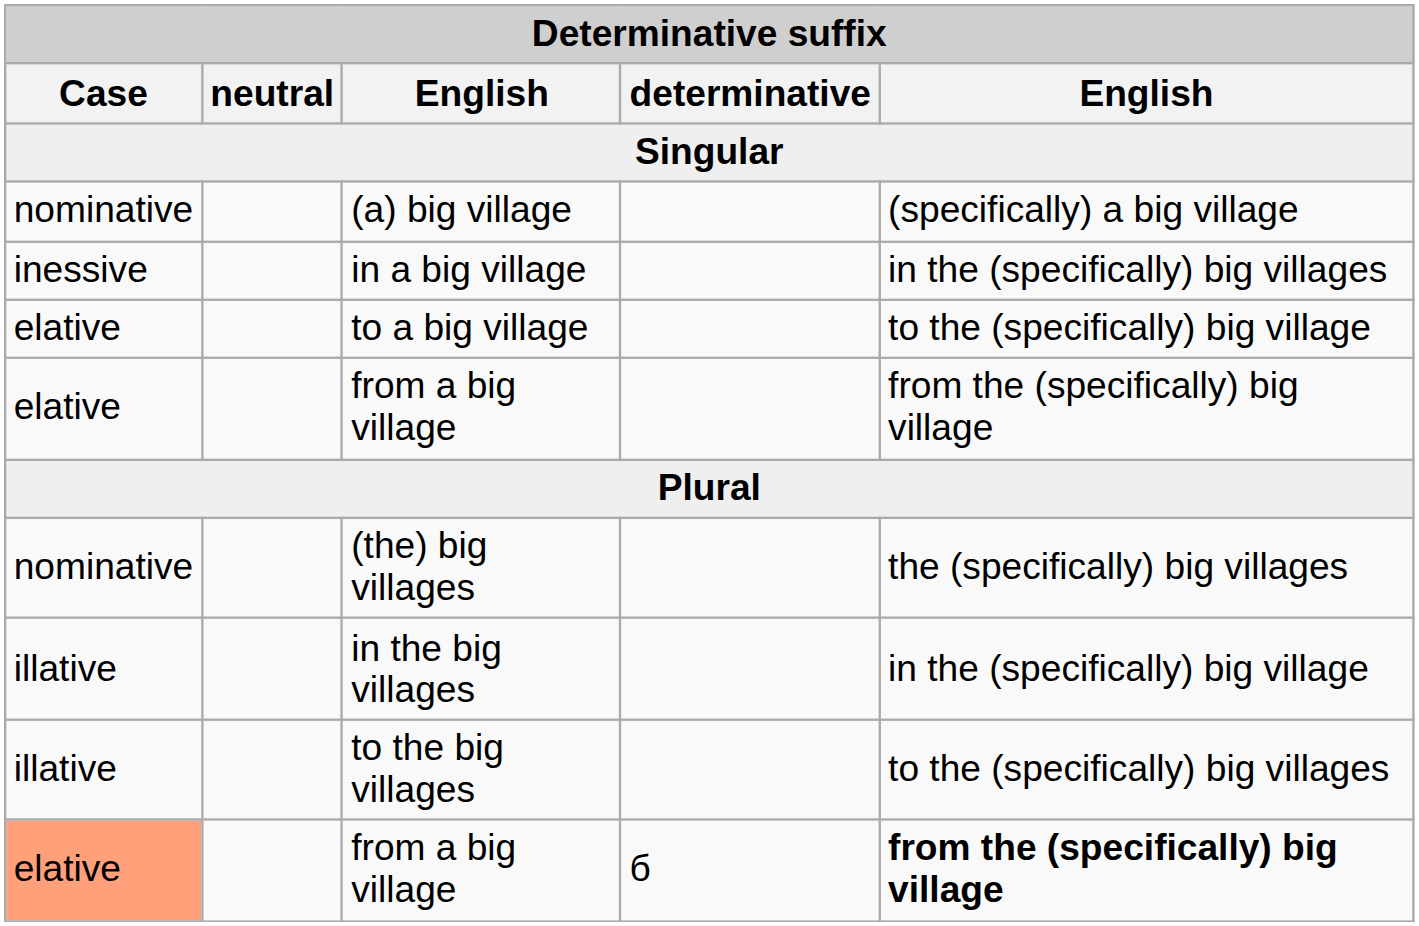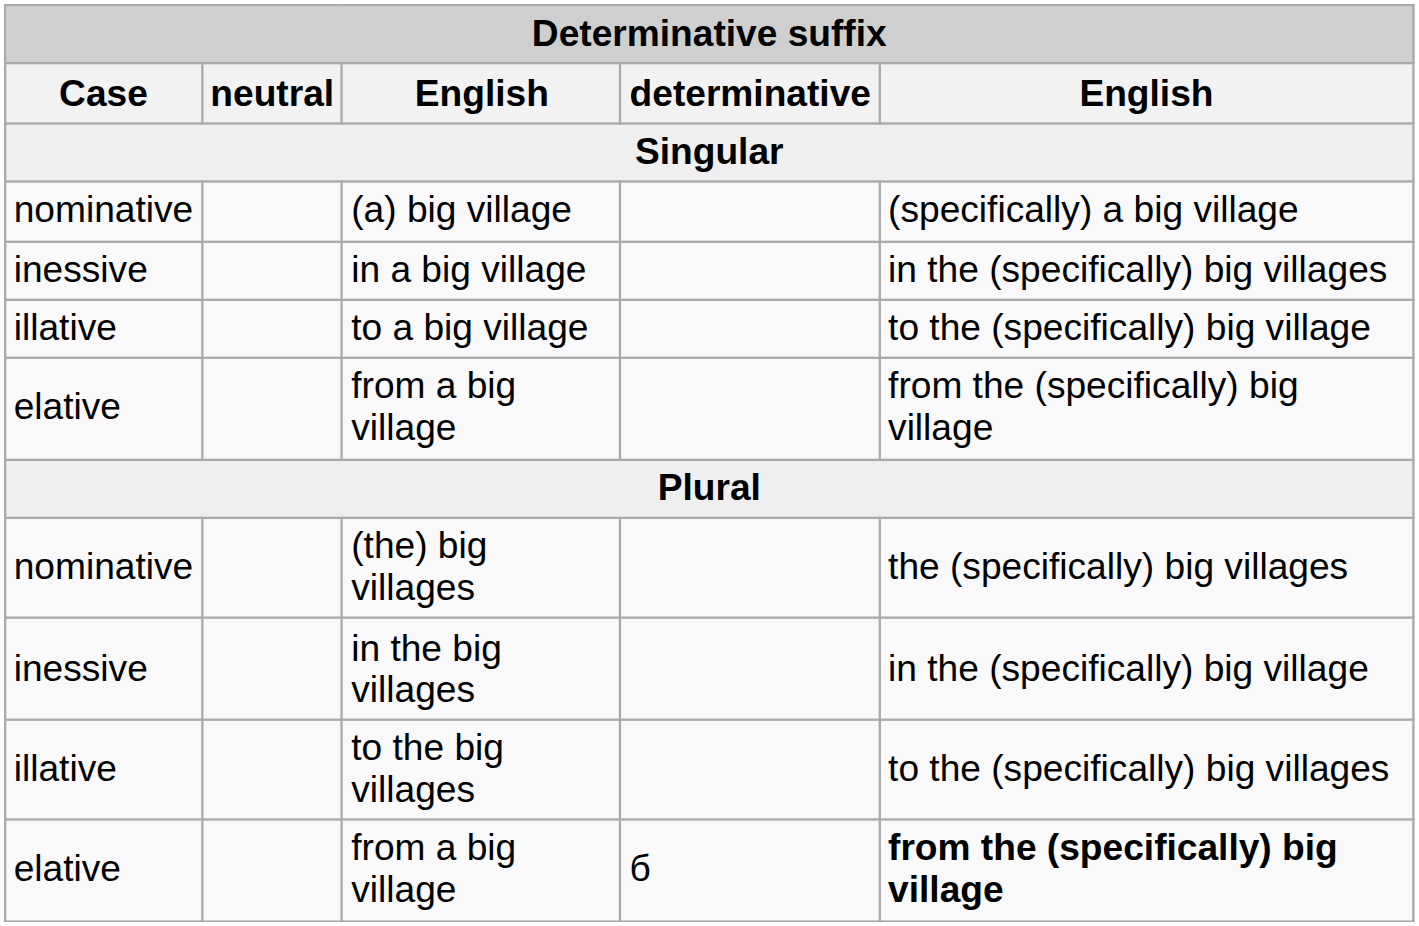(67, 328) elative -> (65, 328) illative
(65, 668) illative -> (81, 668) inessive
(67, 869) lightsalmon background -> (67, 869) no background
